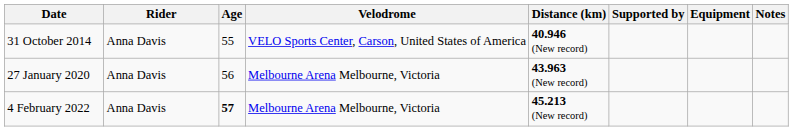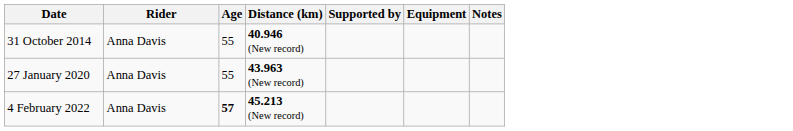- column: (387, 14)
(228, 75) 56 -> (228, 75) 55
